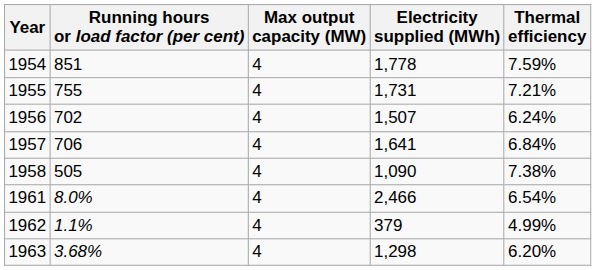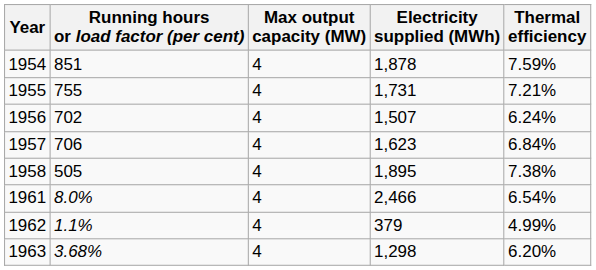(395, 63) 1,778 -> (395, 63) 1,878
(395, 144) 1,641 -> (395, 144) 1,623
(395, 171) 1,090 -> (395, 171) 1,895
